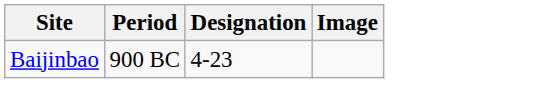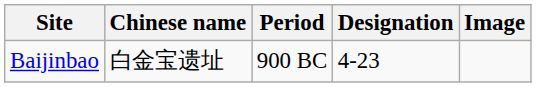+ column: (178, 22)
